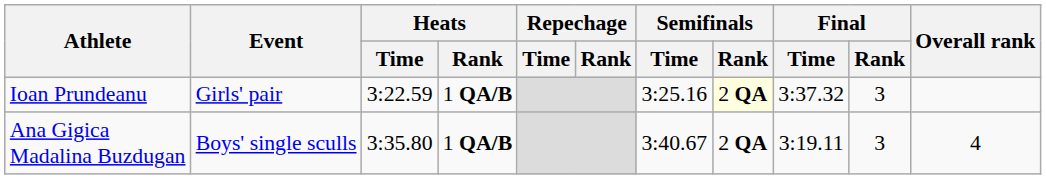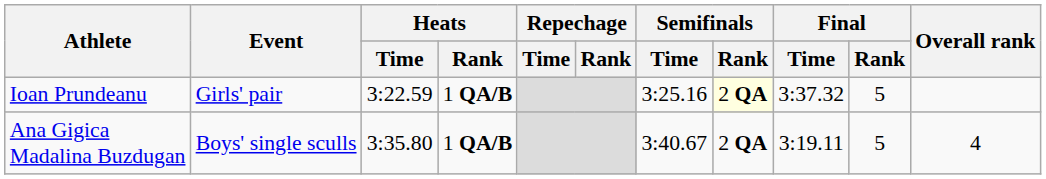(880, 94) 3 -> (880, 94) 5
(880, 143) 3 -> (880, 143) 5
